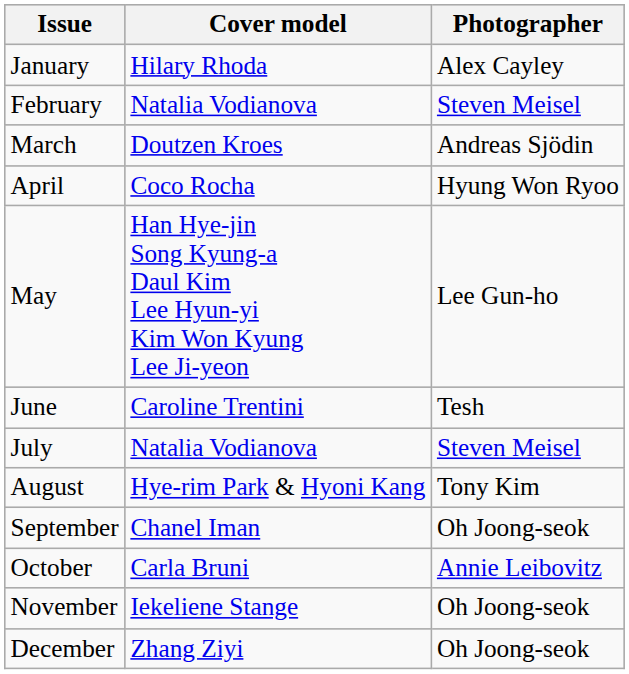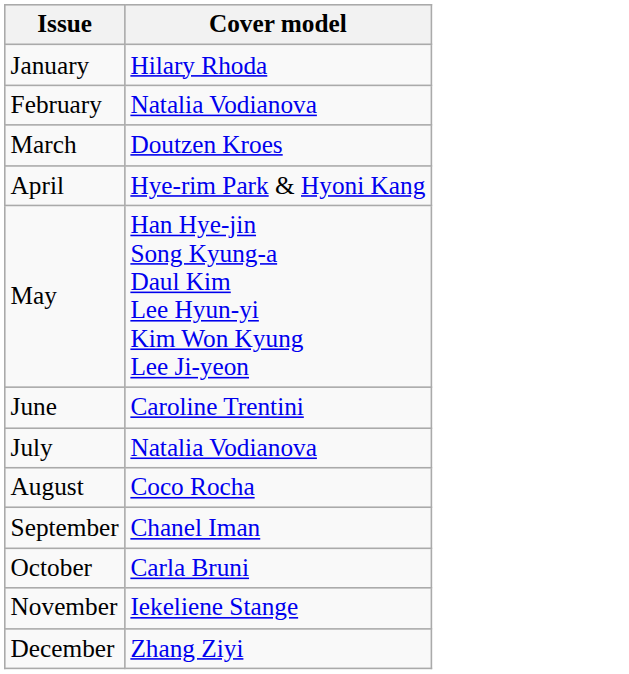- column: (528, 24)
(193, 184) Coco Rocha -> (278, 184) Hye-rim Park & Hyoni Kang
(278, 487) Hye-rim Park & Hyoni Kang -> (193, 487) Coco Rocha
